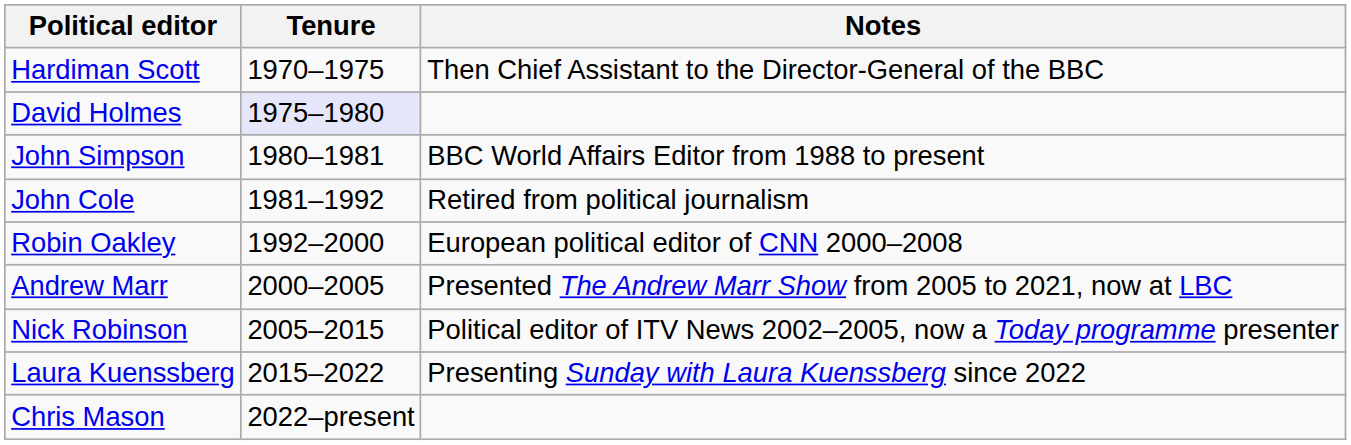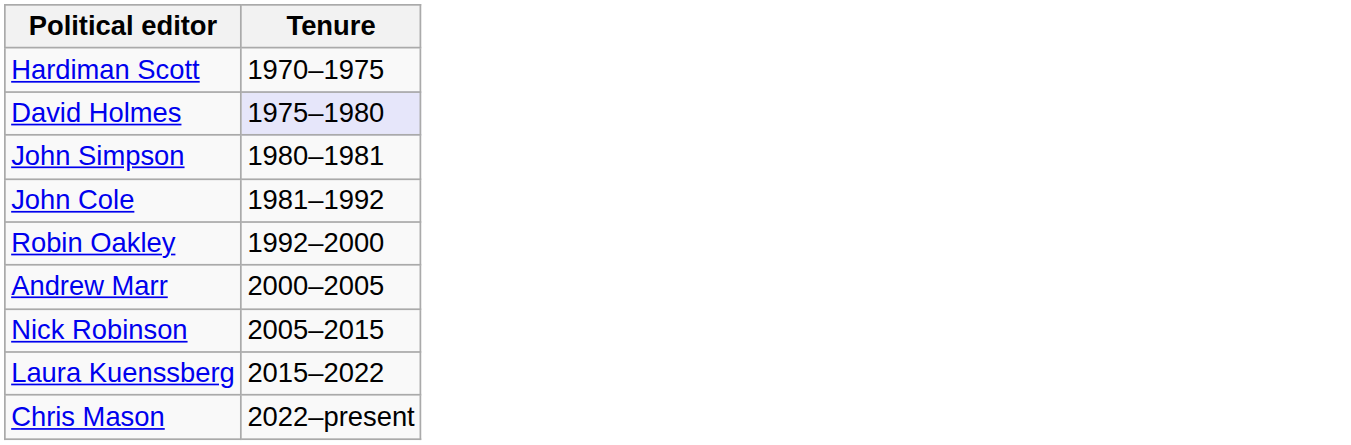- column: (883, 26)
